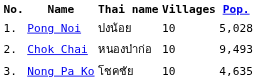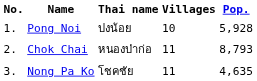(236, 28) 5,028 -> (236, 28) 5,928
(169, 49) 10 -> (169, 49) 11
(236, 49) 9,493 -> (236, 49) 8,793
(169, 71) 10 -> (169, 71) 11
